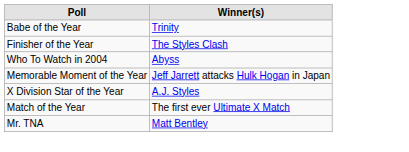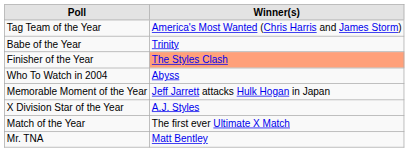+ row: (54, 28)
(190, 44) no background -> (190, 59) lightsalmon background
